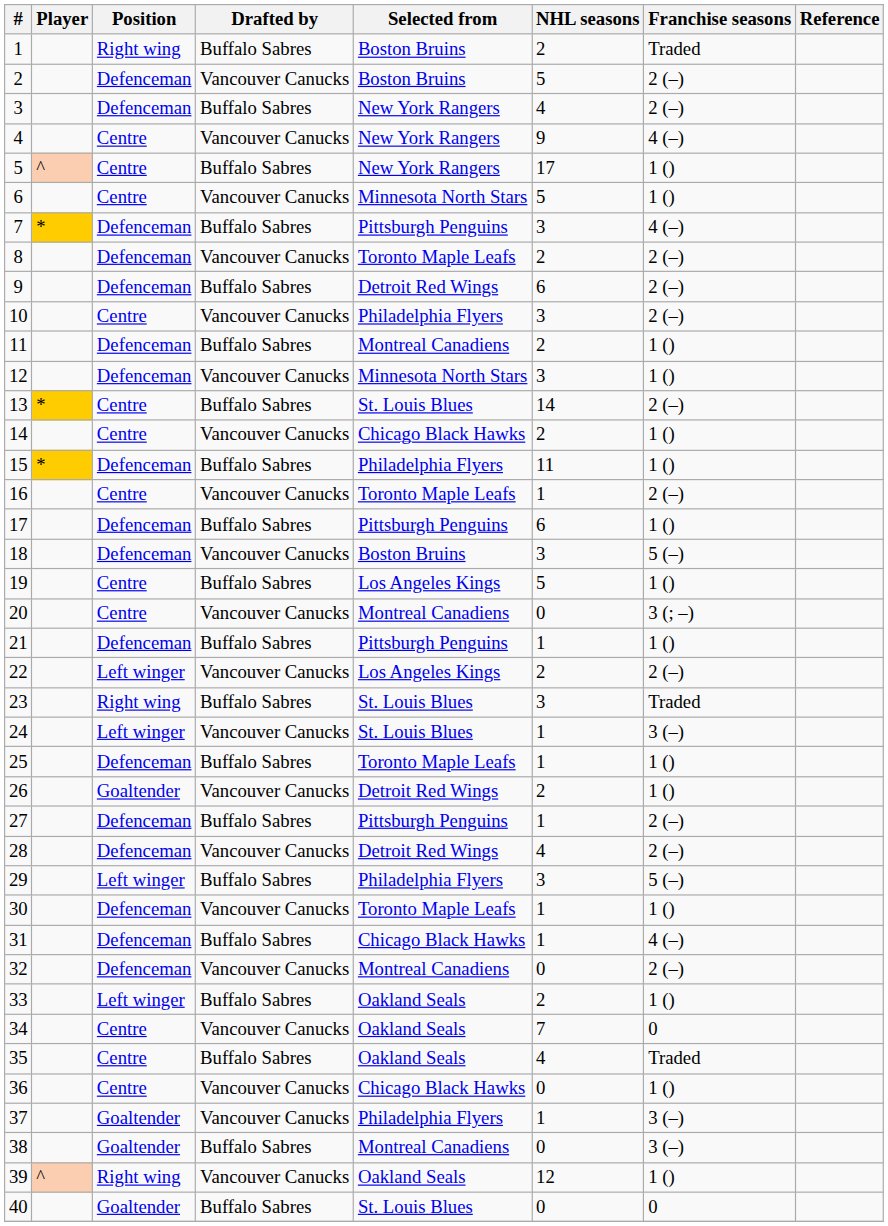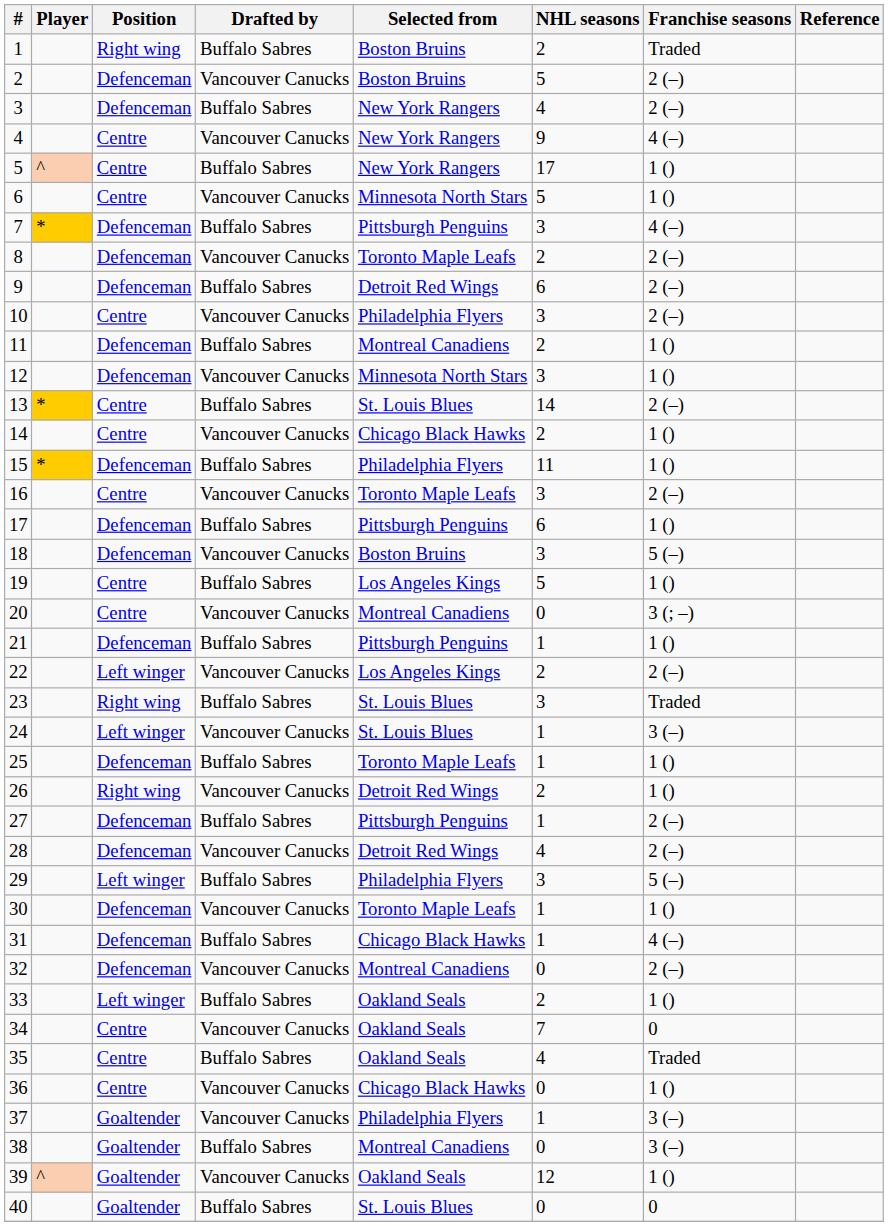(541, 494) 1 -> (541, 494) 3
(138, 791) Goaltender -> (139, 791) Right wing
(139, 1177) Right wing -> (138, 1177) Goaltender
